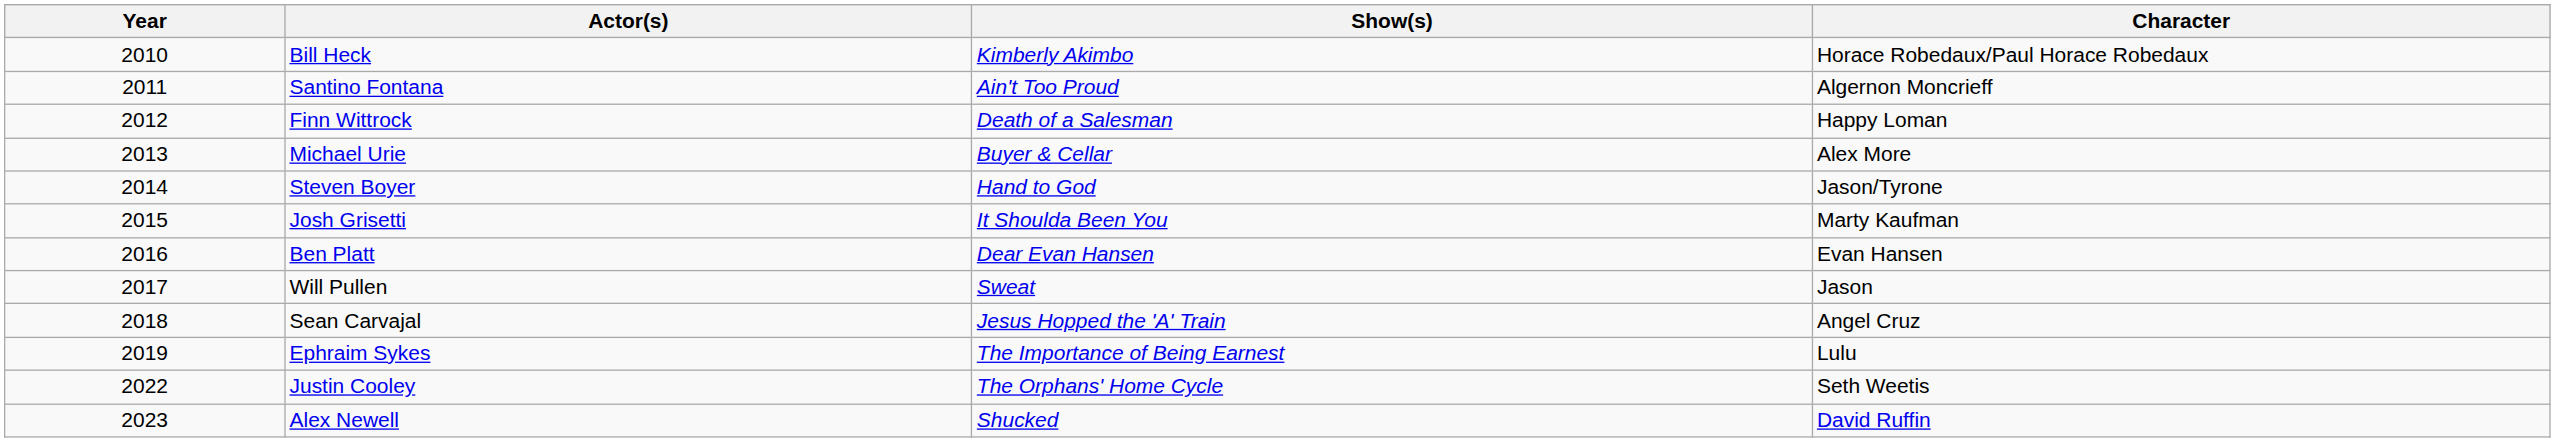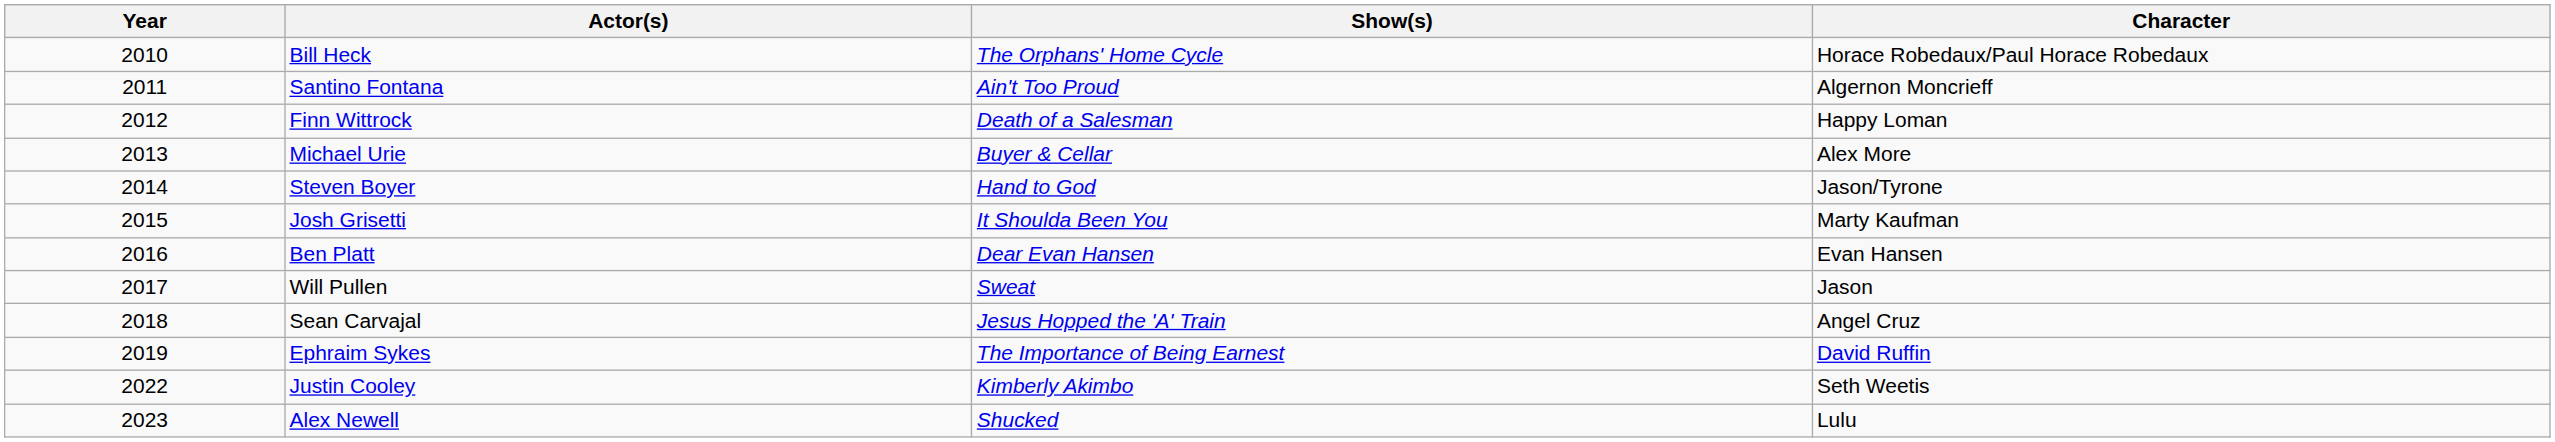(1055, 54) Kimberly Akimbo -> (1100, 54) The Orphans' Home Cycle
(1837, 353) Lulu -> (1874, 353) David Ruffin
(1100, 386) The Orphans' Home Cycle -> (1055, 386) Kimberly Akimbo
(1874, 420) David Ruffin -> (1837, 420) Lulu
